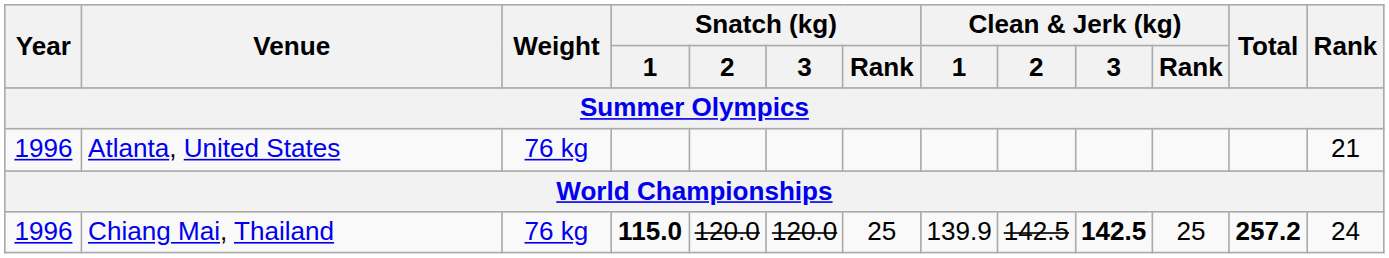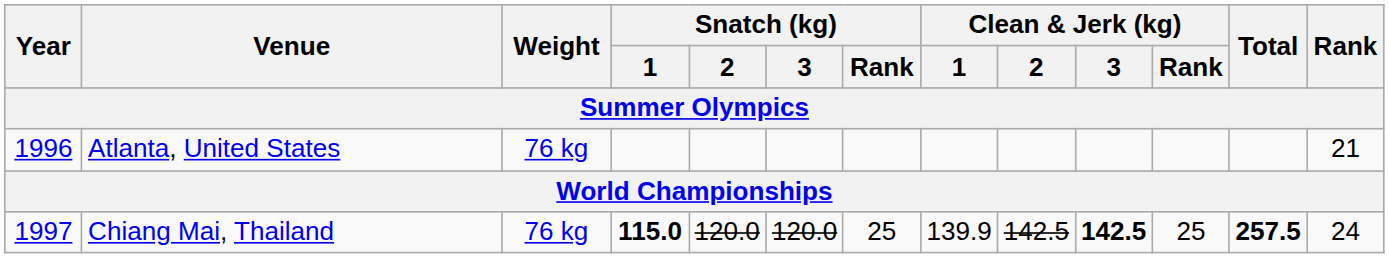(43, 231) 1996 -> (43, 231) 1997
(1268, 231) 257.2 -> (1268, 231) 257.5
